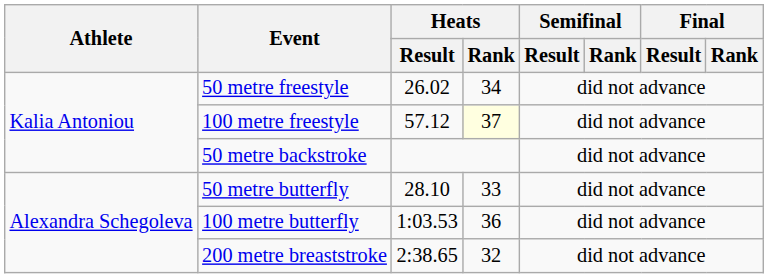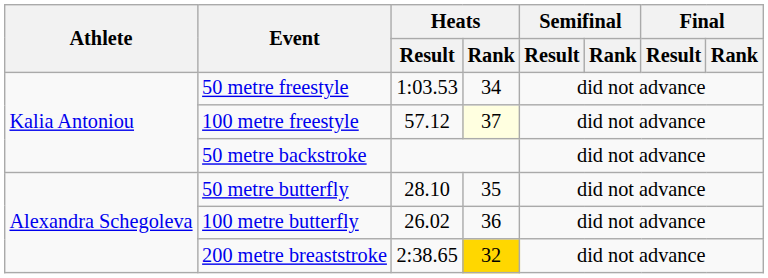(427, 88) 26.02 -> (427, 88) 1:03.53
(491, 189) 33 -> (491, 189) 35
(427, 222) 1:03.53 -> (427, 222) 26.02
(491, 256) no background -> (491, 256) gold background
